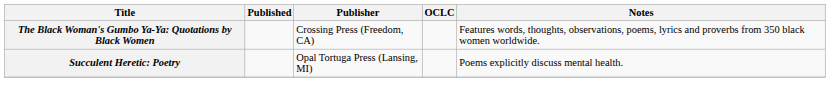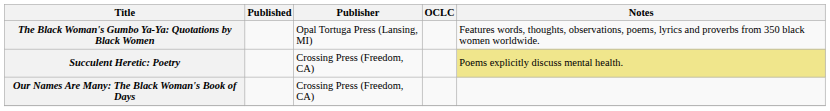(350, 35) Crossing Press (Freedom, CA) -> (357, 35) Opal Tortuga Press (Lansing, MI)
(357, 63) Opal Tortuga Press (Lansing, MI) -> (350, 63) Crossing Press (Freedom, CA)
(541, 63) no background -> (541, 63) khaki background
+ row: (125, 91)
